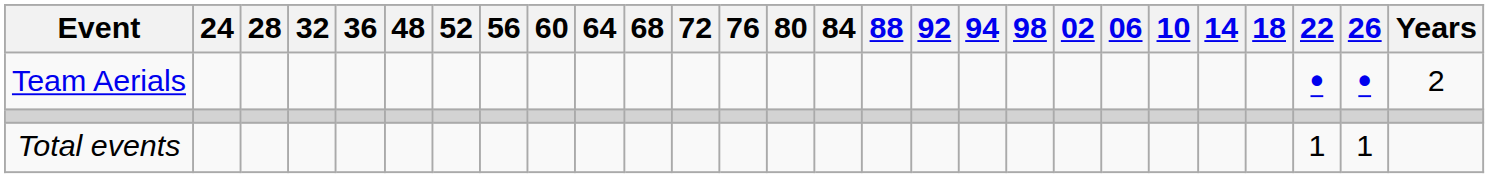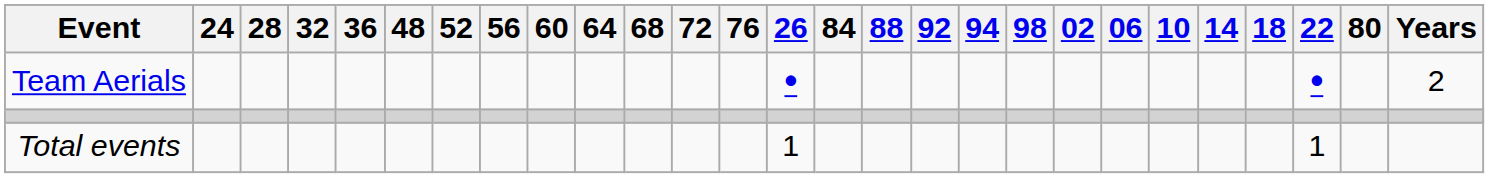columns swapped: (791, 28) <-> (1365, 28)
